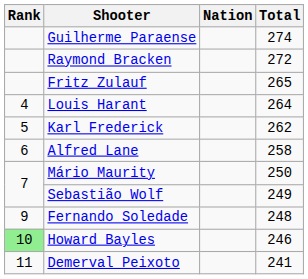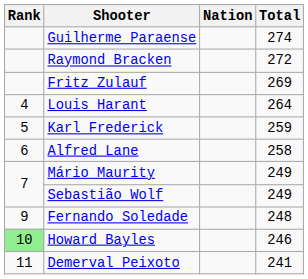(280, 83) 265 -> (280, 83) 269
(280, 128) 262 -> (280, 128) 259
(280, 173) 250 -> (280, 173) 249
